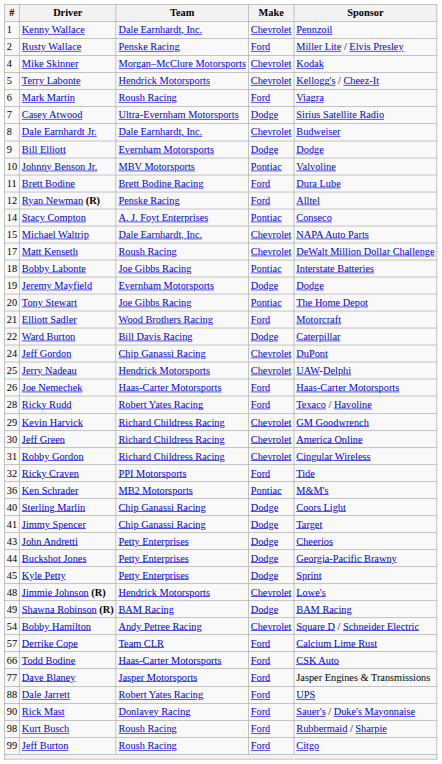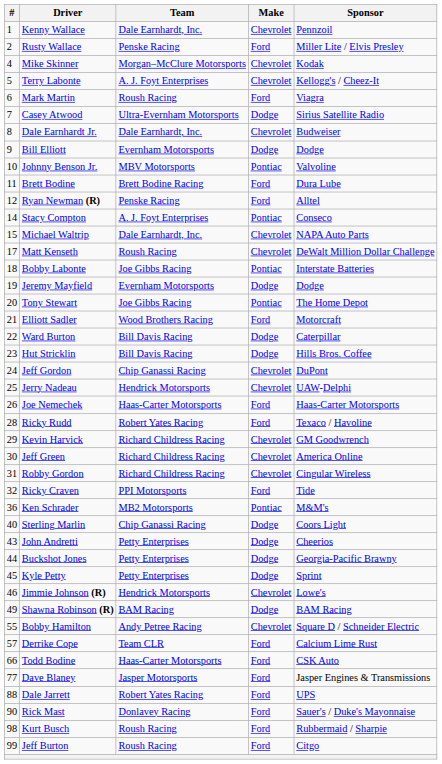(164, 81) Hendrick Motorsports -> (163, 81) A. J. Foyt Enterprises
+ row: (49, 354)
- row: (54, 524)
(12, 592) 48 -> (12, 592) 46
(12, 626) 54 -> (12, 626) 55
